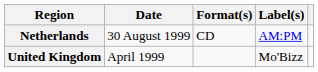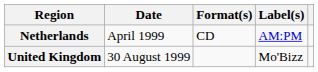(149, 35) 30 August 1999 -> (136, 35) April 1999
(136, 56) April 1999 -> (149, 56) 30 August 1999
